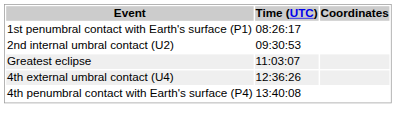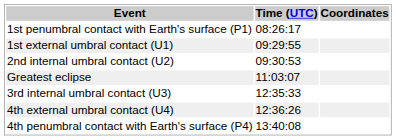+ row: (90, 45)
+ row: (89, 93)
